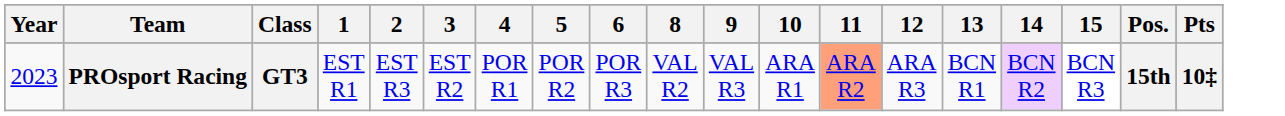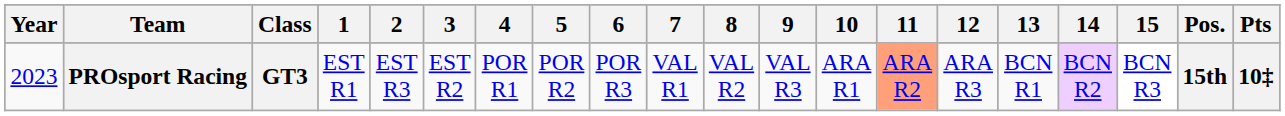+ column: (675, 23)
